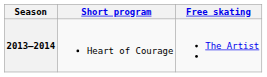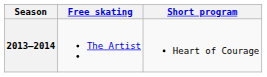columns swapped: (116, 12) <-> (218, 12)
